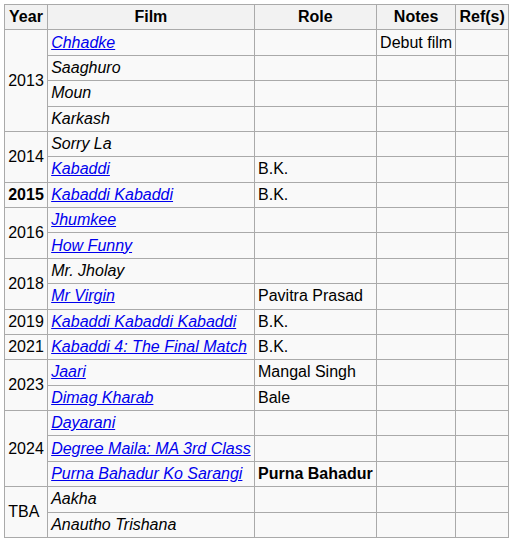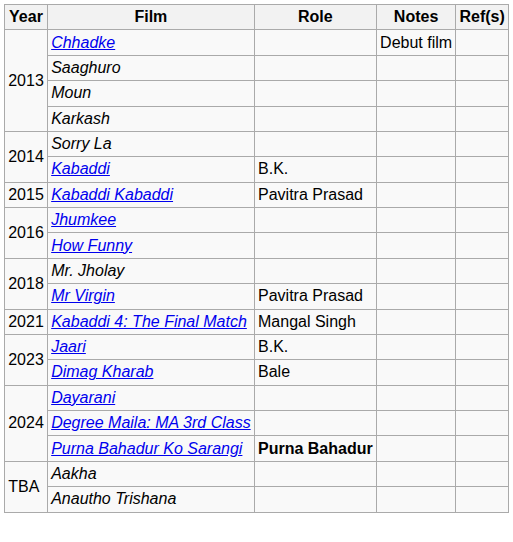(26, 194) bold -> (26, 194) normal
(273, 194) B.K. -> (310, 194) Pavitra Prasad
- row: (144, 321)
(273, 347) B.K. -> (307, 321) Mangal Singh
(307, 372) Mangal Singh -> (273, 347) B.K.
